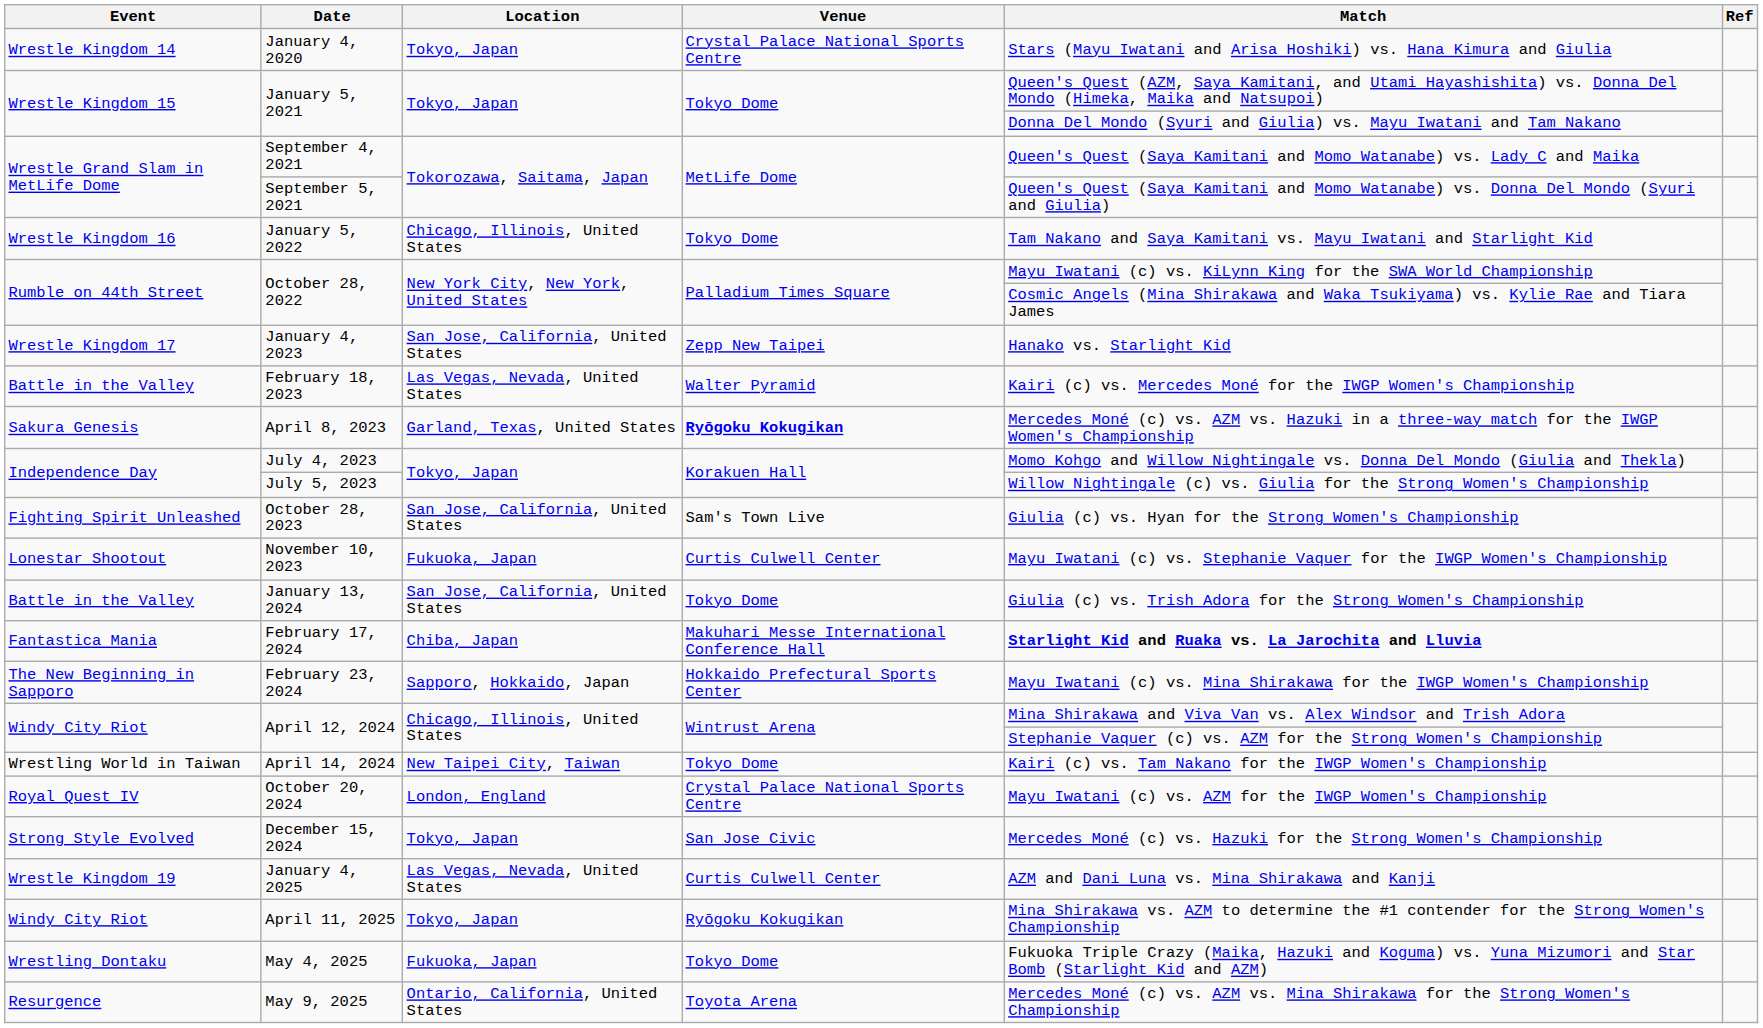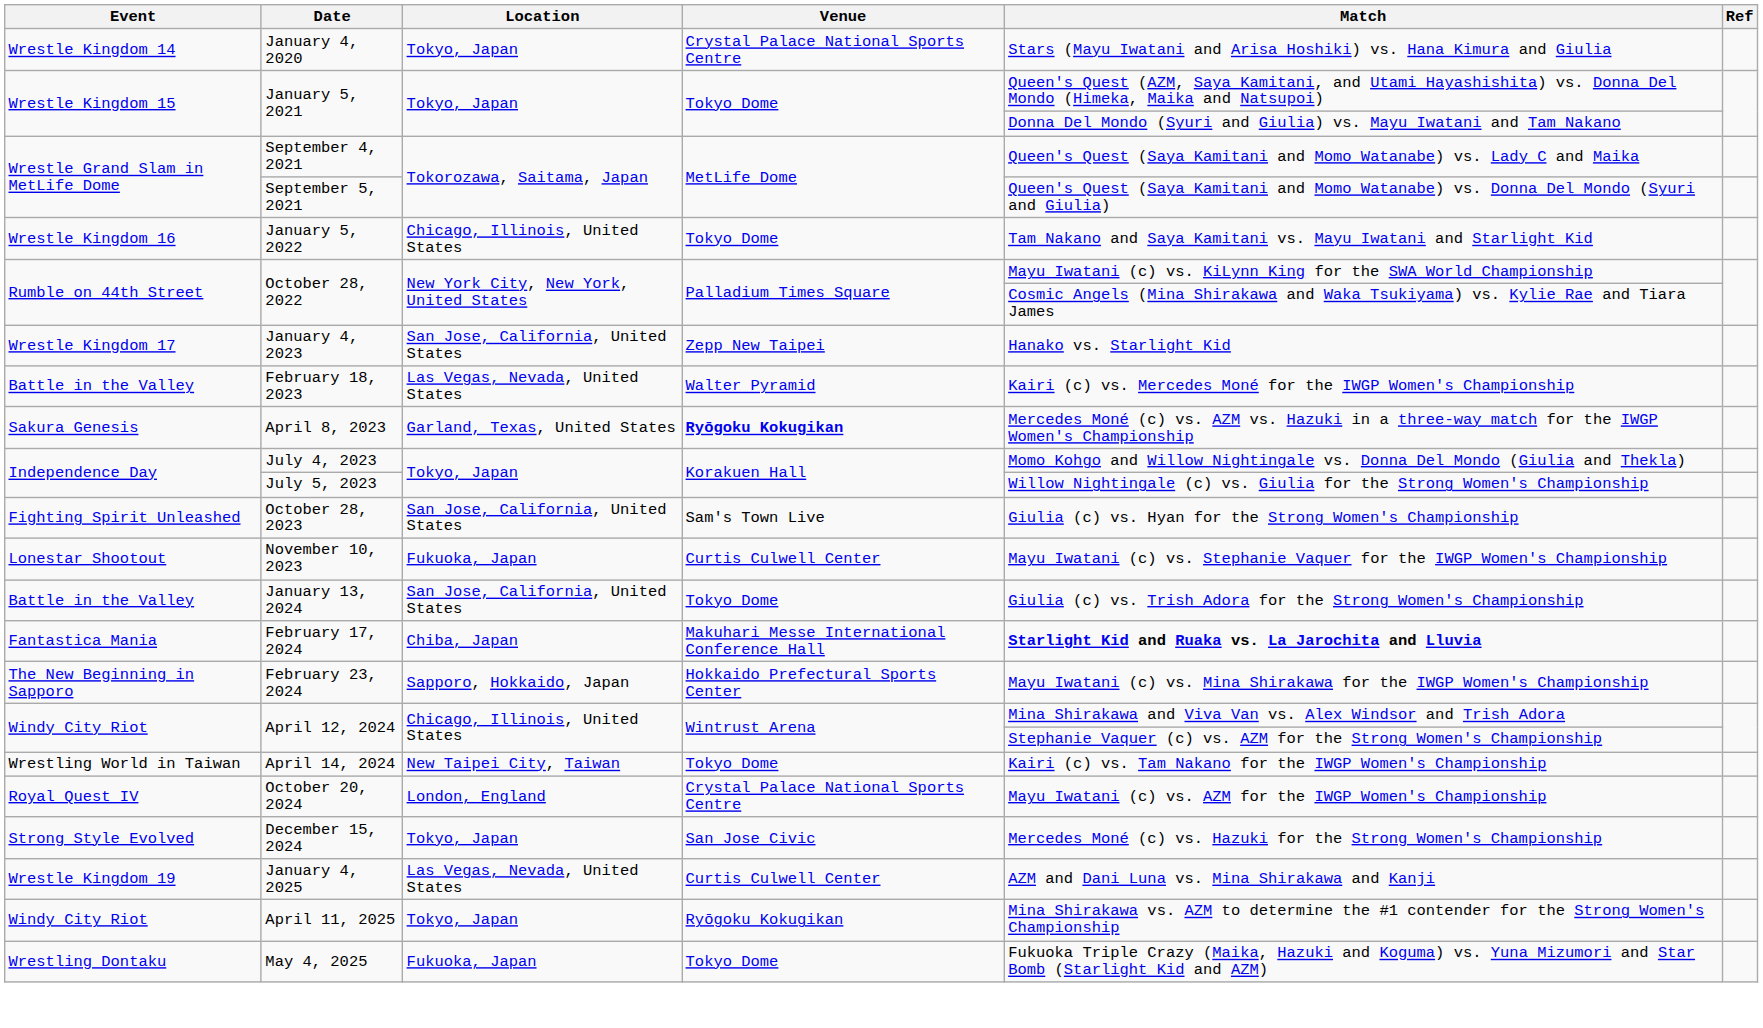- row: (55, 1002)
